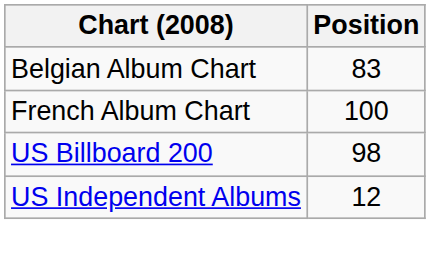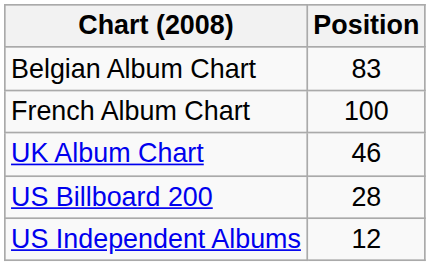+ row: (107, 153)
(366, 153) 98 -> (366, 196) 28
